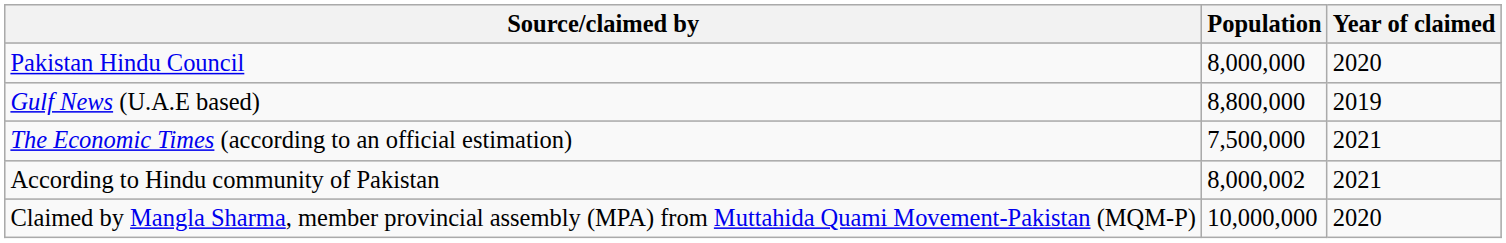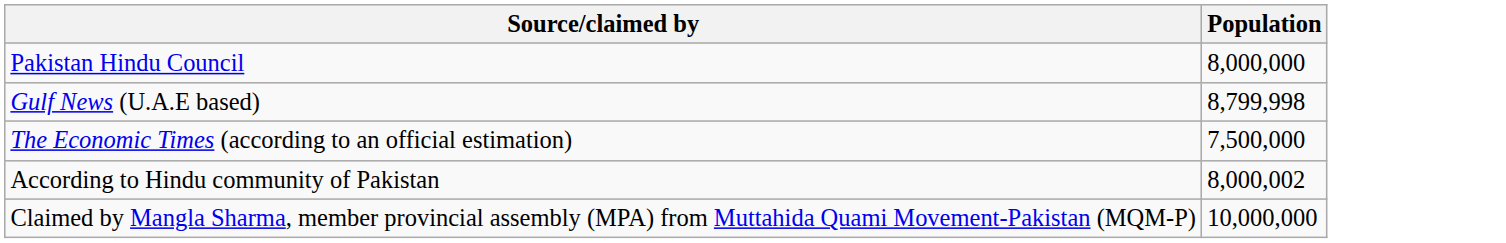- column: (1414, 23)
(1256, 101) 8,800,000 -> (1256, 101) 8,799,998
